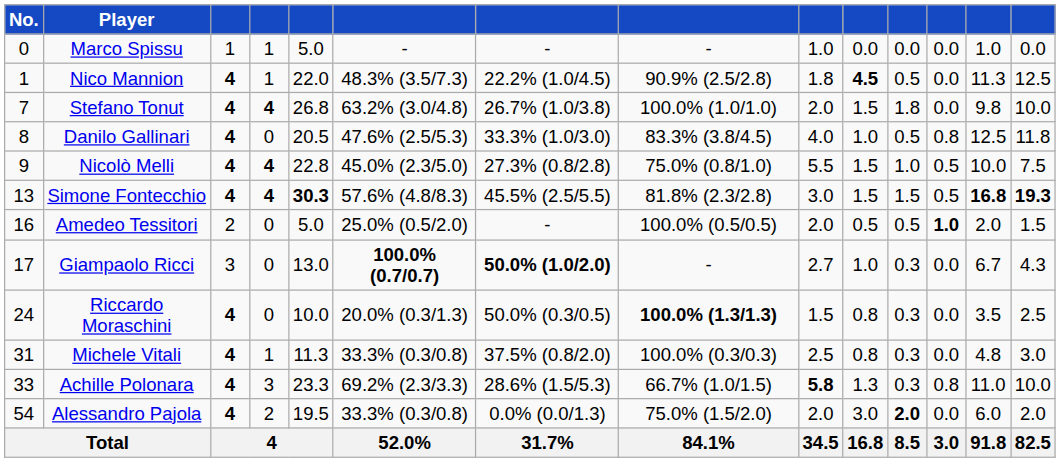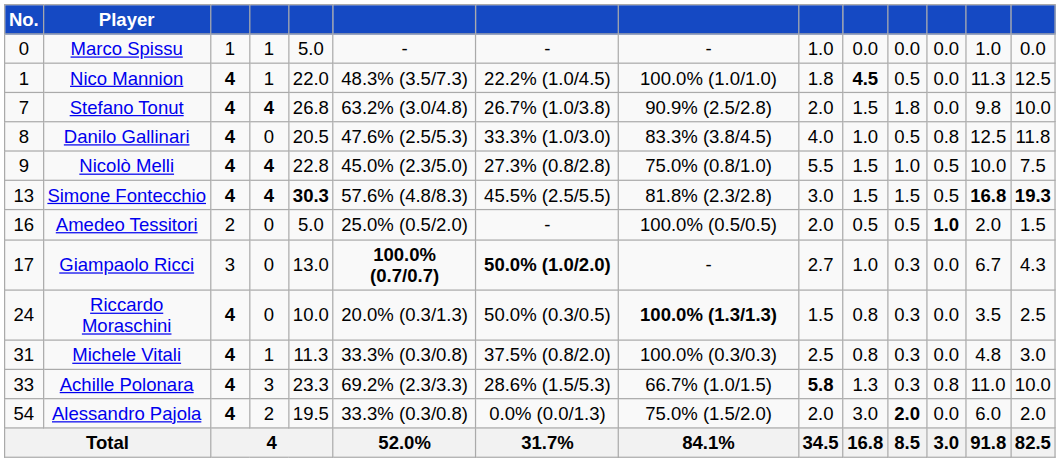(709, 78) 90.9% (2.5/2.8) -> (709, 78) 100.0% (1.0/1.0)
(709, 108) 100.0% (1.0/1.0) -> (709, 108) 90.9% (2.5/2.8)
